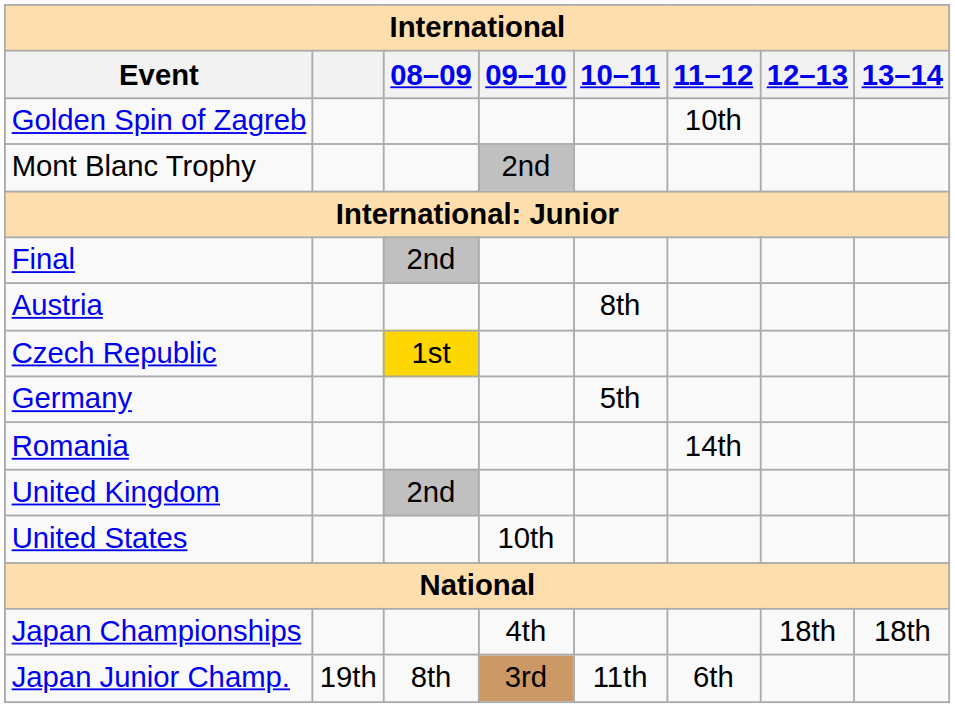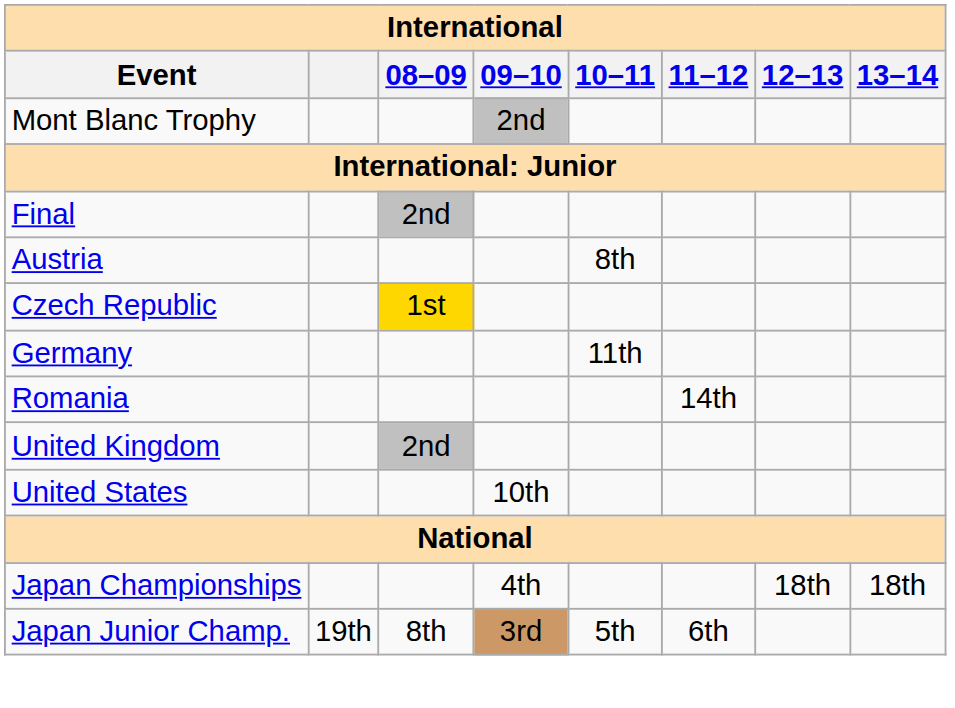- row: (159, 120)
(620, 399) 5th -> (615, 352) 11th
(620, 677) 11th -> (615, 631) 5th
